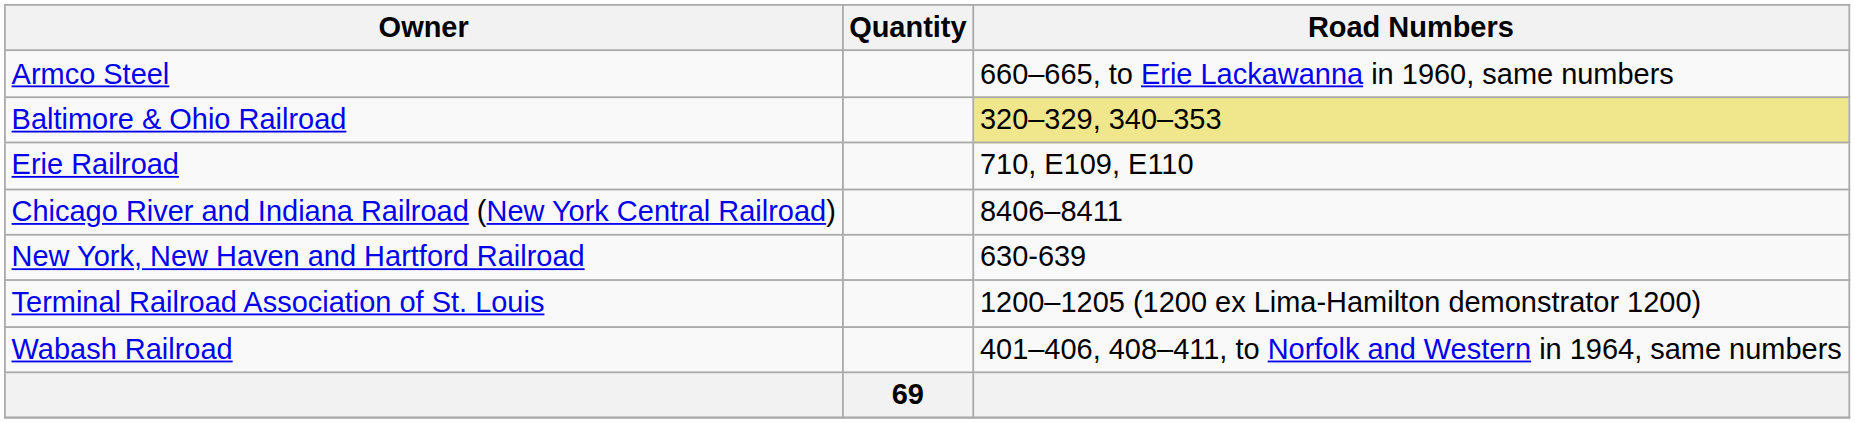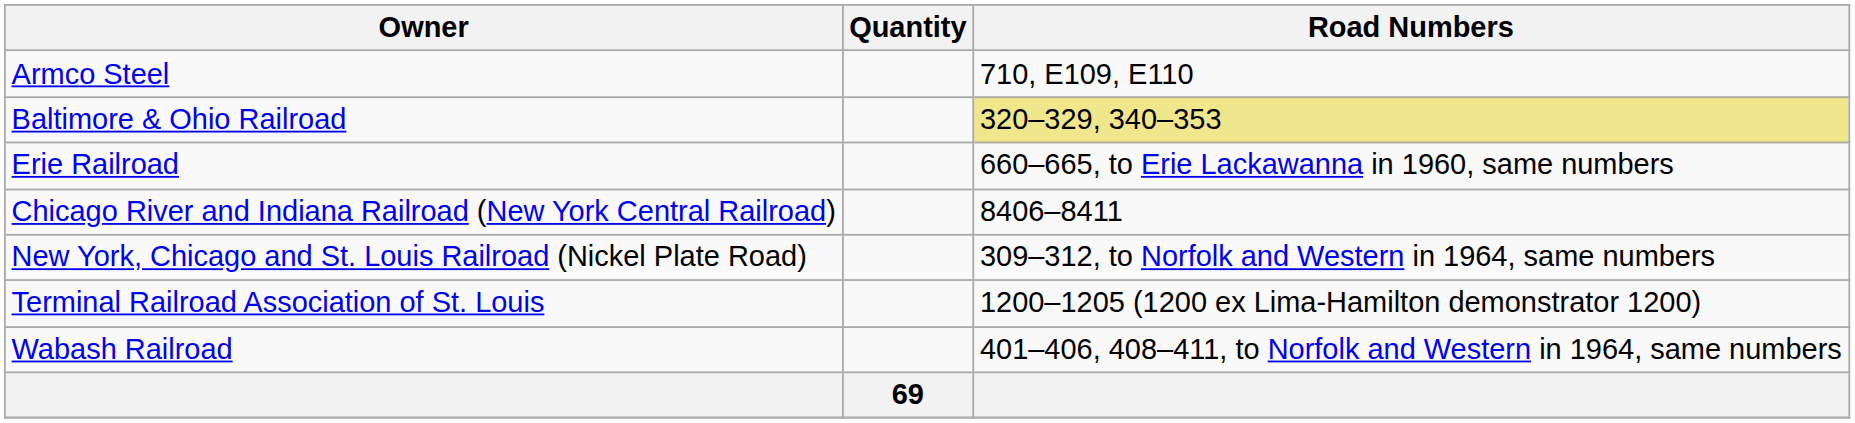(1327, 73) 660–665, to Erie Lackawanna in 1960, same numbers -> (1087, 73) 710, E109, E110
(1087, 165) 710, E109, E110 -> (1327, 165) 660–665, to Erie Lackawanna in 1960, same numbers
- row: (298, 257)
+ row: (409, 257)
